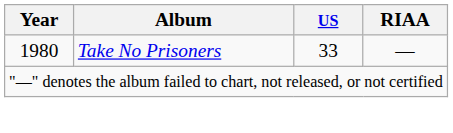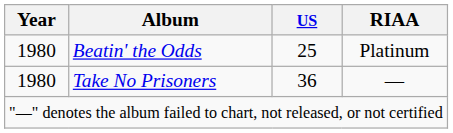+ row: (137, 50)
(328, 50) 33 -> (307, 81) 36
